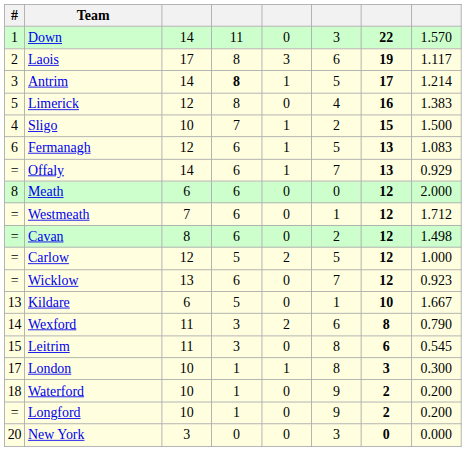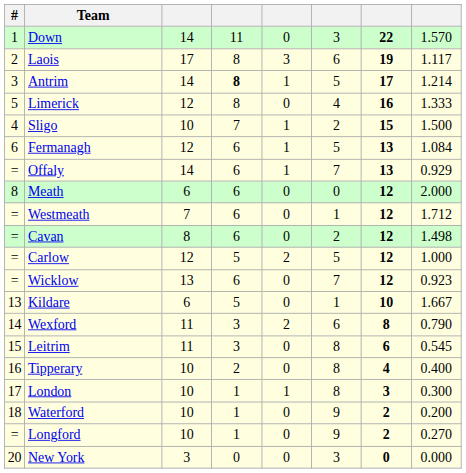(436, 103) 1.383 -> (436, 103) 1.333
(436, 147) 1.083 -> (436, 147) 1.084
+ row: (55, 368)
(436, 412) 0.200 -> (436, 434) 0.270
